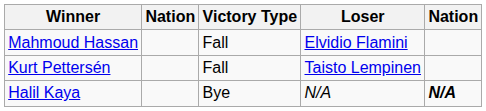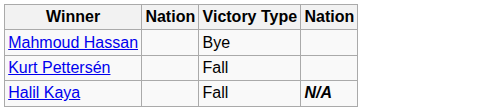- column: (363, 17)
(215, 42) Fall -> (216, 42) Bye
(216, 93) Bye -> (215, 93) Fall
